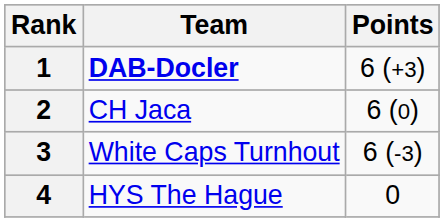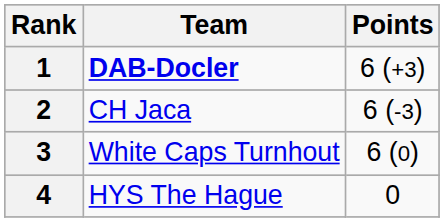(393, 110) 6 (0) -> (393, 110) 6 (-3)
(393, 152) 6 (-3) -> (393, 152) 6 (0)
